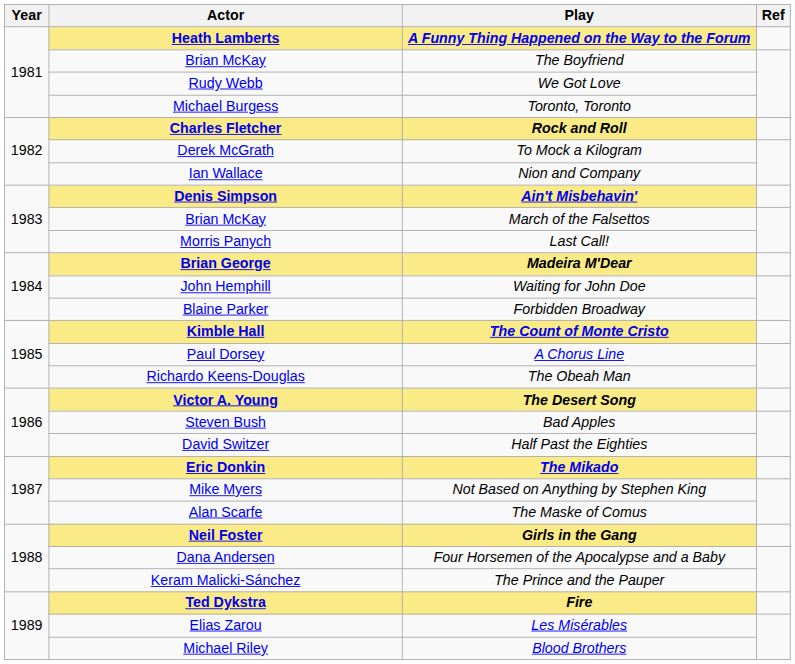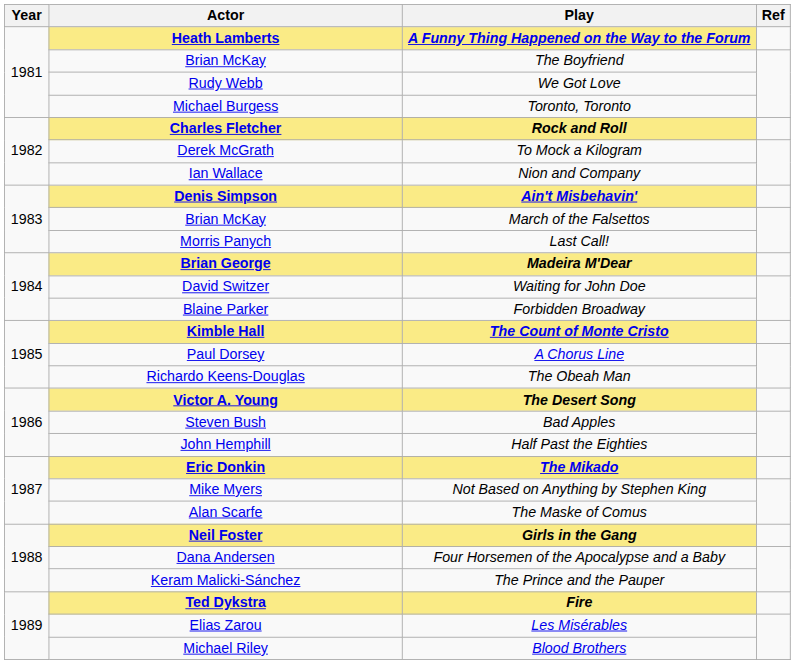(226, 286) John Hemphill -> (226, 286) David Switzer
(226, 444) David Switzer -> (226, 444) John Hemphill
